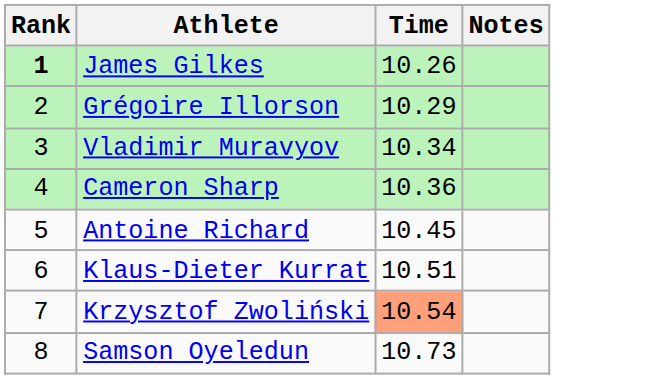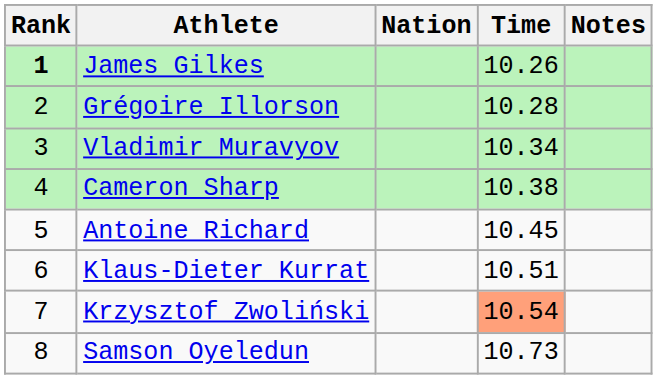+ column: (426, 25)
(419, 107) 10.29 -> (521, 107) 10.28
(419, 189) 10.36 -> (521, 189) 10.38
